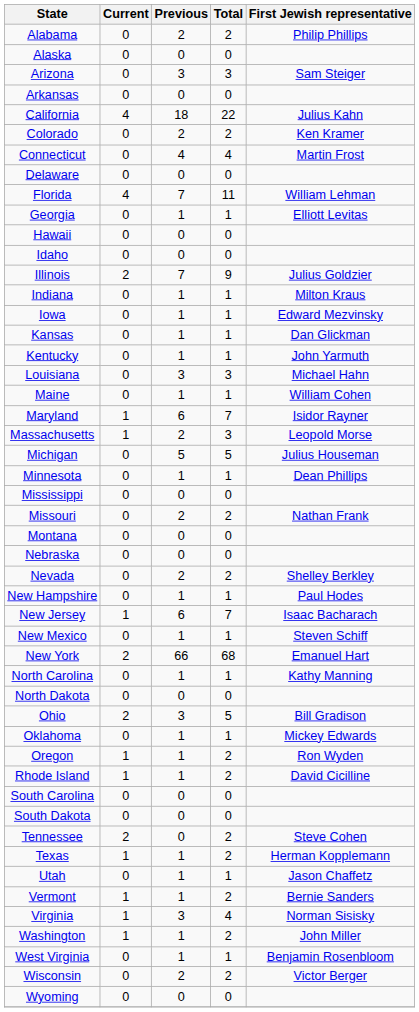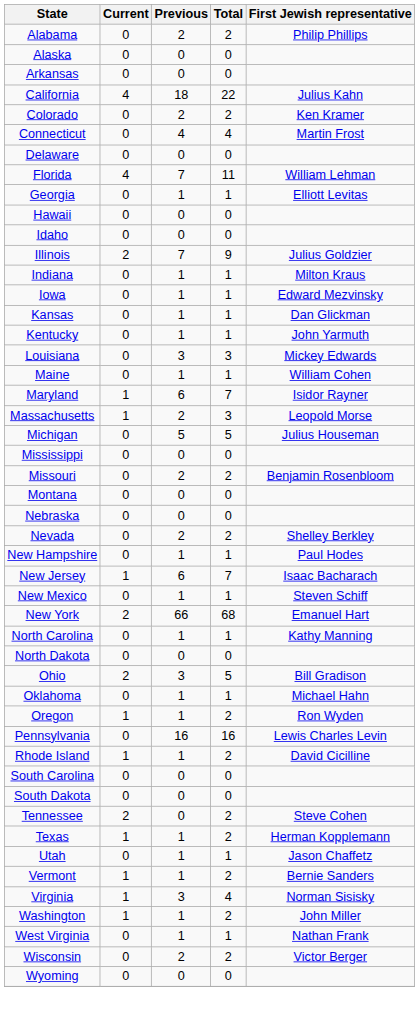- row: (52, 74)
(330, 375) Michael Hahn -> (330, 355) Mickey Edwards
- row: (52, 475)
(330, 515) Nathan Frank -> (330, 475) Benjamin Rosenbloom
(330, 736) Mickey Edwards -> (330, 696) Michael Hahn
+ row: (52, 736)
(330, 956) Benjamin Rosenbloom -> (330, 936) Nathan Frank
